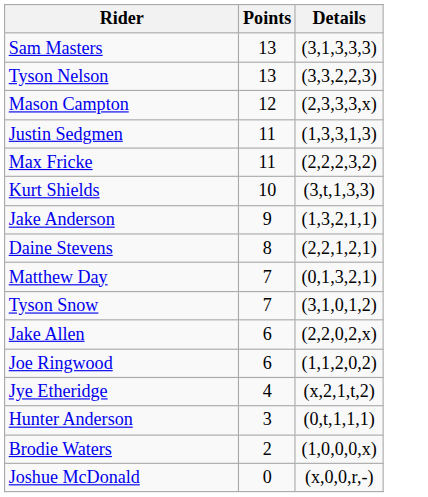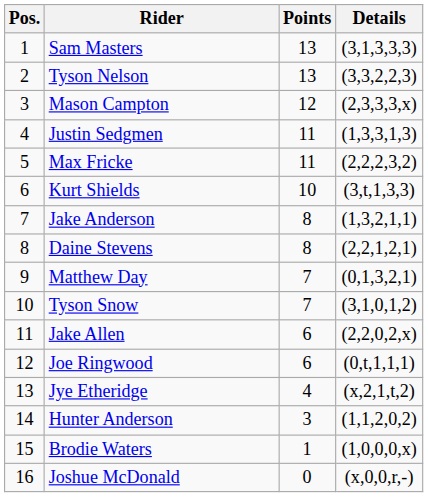+ column: (25, 18)
(267, 219) 9 -> (307, 219) 8
(339, 362) (1,1,2,0,2) -> (379, 362) (0,t,1,1,1)
(339, 420) (0,t,1,1,1) -> (379, 420) (1,1,2,0,2)
(267, 448) 2 -> (307, 448) 1
